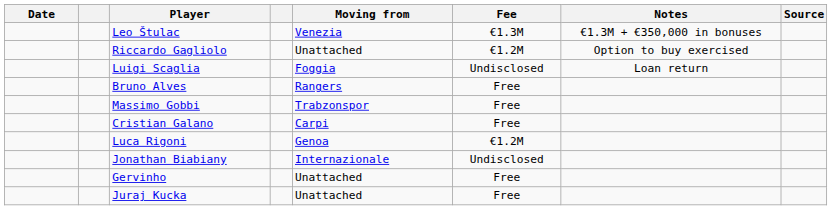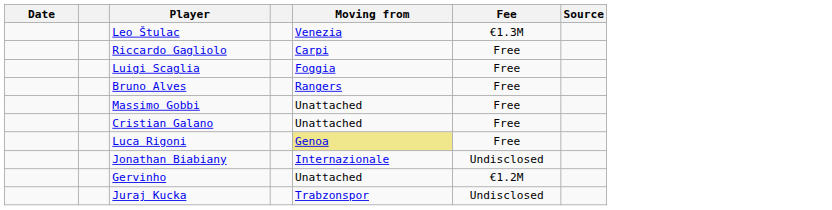- column: (671, 14)
(329, 50) Unattached -> (312, 50) Carpi
(507, 50) €1.2M -> (507, 50) Free
(507, 68) Undisclosed -> (507, 68) Free
(332, 105) Trabzonspor -> (329, 105) Unattached
(312, 123) Carpi -> (329, 123) Unattached
(312, 141) no background -> (312, 141) khaki background
(507, 141) €1.2M -> (507, 141) Free
(507, 178) Free -> (507, 178) €1.2M
(329, 196) Unattached -> (332, 196) Trabzonspor
(507, 196) Free -> (507, 196) Undisclosed
